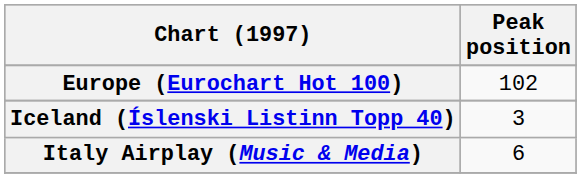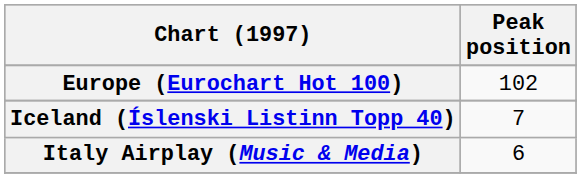(518, 119) 3 -> (518, 119) 7
